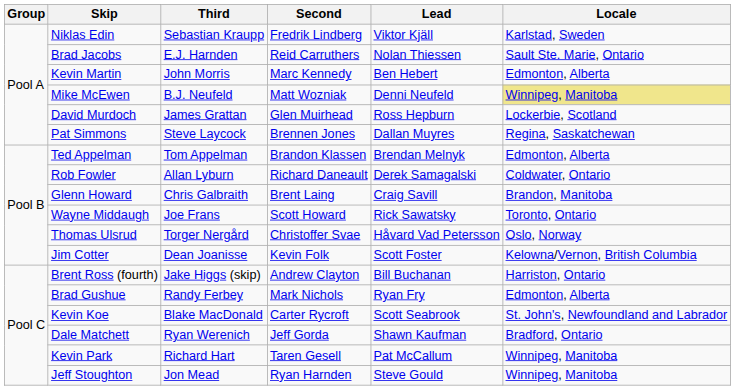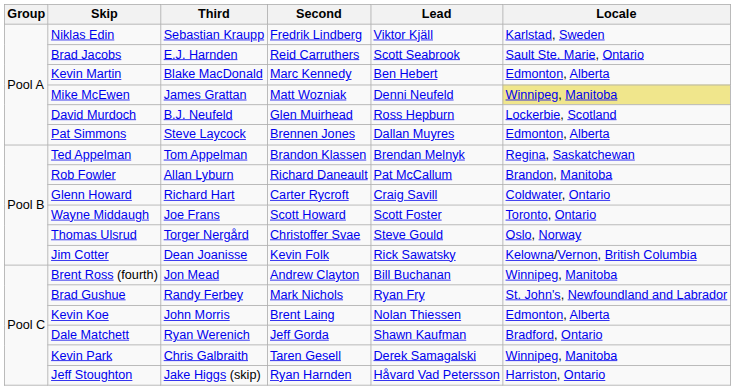(417, 54) Nolan Thiessen -> (417, 54) Scott Seabrook
(197, 74) John Morris -> (213, 74) Blake MacDonald
(198, 94) B.J. Neufeld -> (205, 94) James Grattan
(205, 114) James Grattan -> (198, 114) B.J. Neufeld
(570, 134) Regina, Saskatchewan -> (558, 134) Edmonton, Alberta
(558, 154) Edmonton, Alberta -> (570, 154) Regina, Saskatchewan
(425, 174) Derek Samagalski -> (413, 174) Pat McCallum
(558, 174) Coldwater, Ontario -> (559, 174) Brandon, Manitoba
(206, 194) Chris Galbraith -> (199, 194) Richard Hart
(302, 194) Brent Laing -> (309, 194) Carter Rycroft
(559, 194) Brandon, Manitoba -> (558, 194) Coldwater, Ontario
(415, 214) Rick Sawatsky -> (408, 214) Scott Foster
(437, 235) Håvard Vad Petersson -> (408, 235) Steve Gould
(408, 255) Scott Foster -> (415, 255) Rick Sawatsky
(212, 275) Jake Higgs (skip) -> (191, 275) Jon Mead
(555, 275) Harriston, Ontario -> (561, 275) Winnipeg, Manitoba
(558, 295) Edmonton, Alberta -> (616, 295) St. John's, Newfoundland and Labrador
(213, 315) Blake MacDonald -> (197, 315) John Morris
(309, 315) Carter Rycroft -> (302, 315) Brent Laing
(417, 315) Scott Seabrook -> (417, 315) Nolan Thiessen
(616, 315) St. John's, Newfoundland and Labrador -> (558, 315) Edmonton, Alberta
(199, 355) Richard Hart -> (206, 355) Chris Galbraith
(413, 355) Pat McCallum -> (425, 355) Derek Samagalski
(191, 375) Jon Mead -> (212, 375) Jake Higgs (skip)
(408, 375) Steve Gould -> (437, 375) Håvard Vad Petersson
(561, 375) Winnipeg, Manitoba -> (555, 375) Harriston, Ontario
